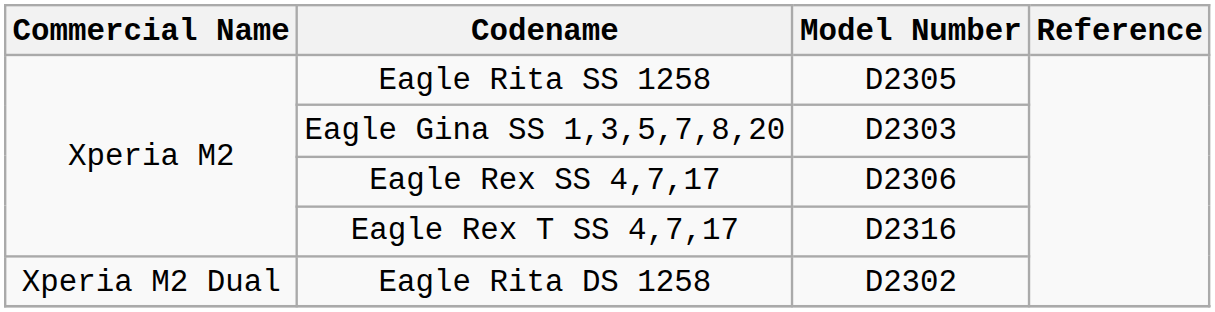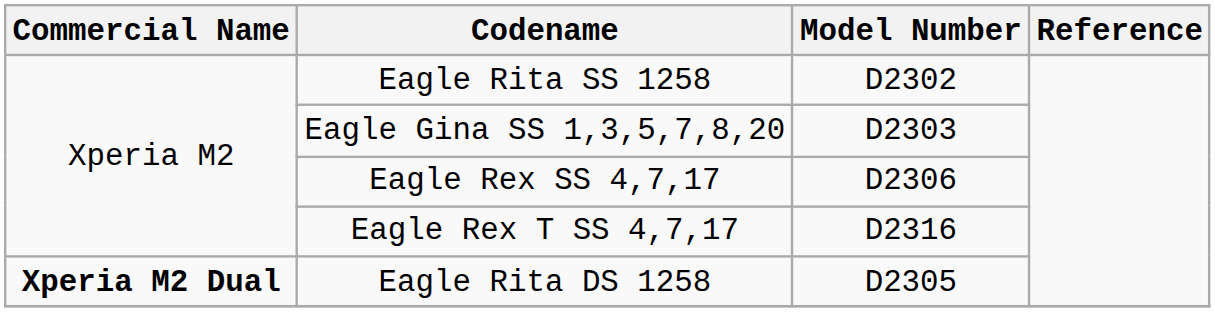(911, 81) D2305 -> (911, 81) D2302
(151, 281) normal -> (151, 281) bold
(911, 281) D2302 -> (911, 281) D2305
